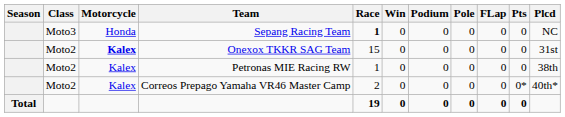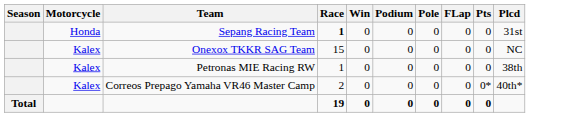- column: (61, 13)
(550, 31) NC -> (513, 31) 31st
(122, 49) bold -> (87, 49) normal
(548, 49) 31st -> (514, 49) NC
